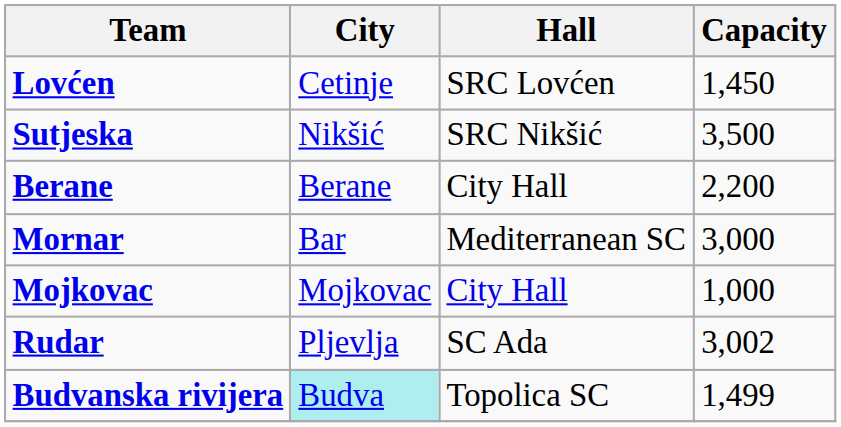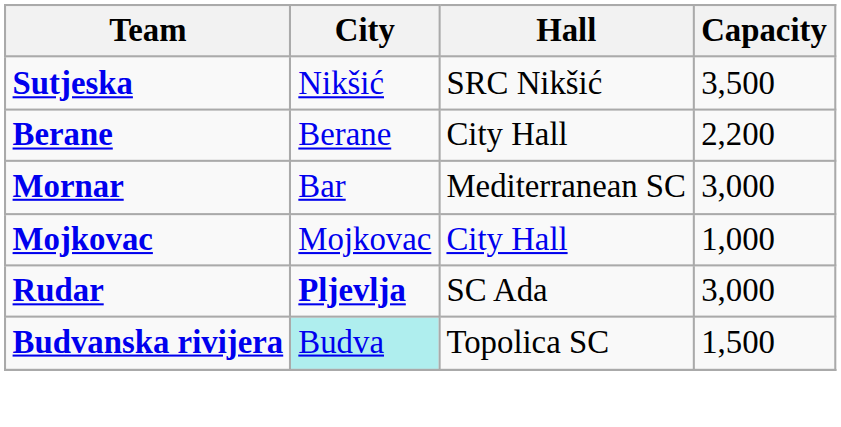- row: (64, 82)
(348, 342) normal -> (352, 290) bold
(738, 342) 3,002 -> (738, 290) 3,000
(738, 394) 1,499 -> (738, 342) 1,500
